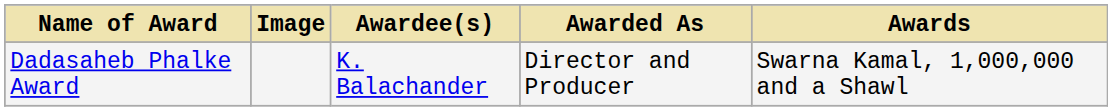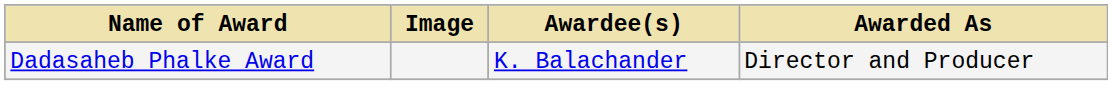- column: (929, 24)
